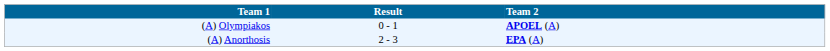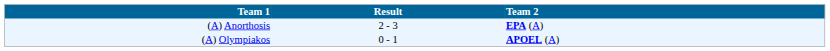rows swapped: (239, 39) <-> (236, 25)
